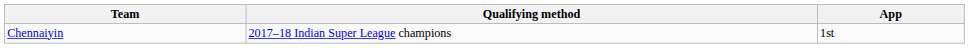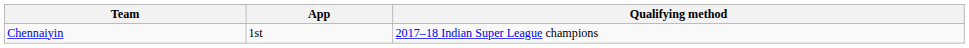columns swapped: (531, 14) <-> (891, 14)
